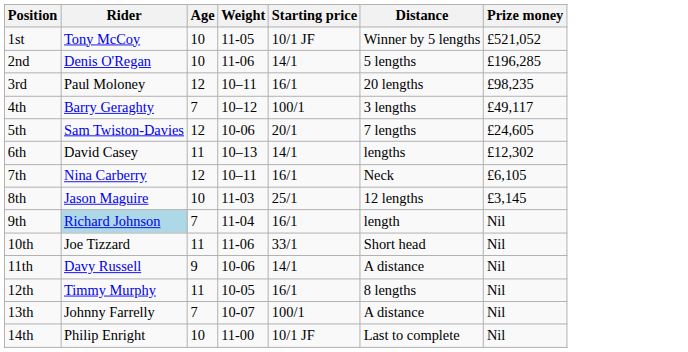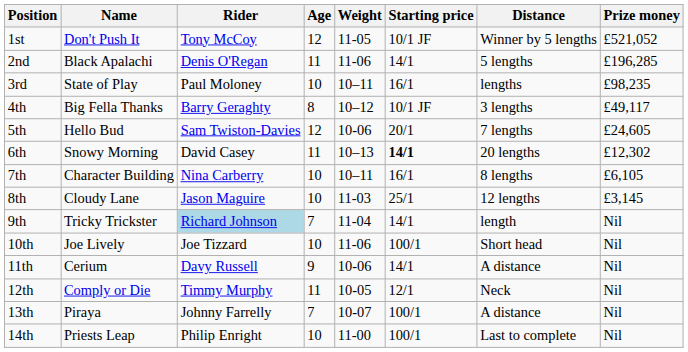+ column: (119, 15)
(198, 38) 10 -> (314, 38) 12
(198, 61) 10 -> (314, 61) 11
(198, 84) 12 -> (314, 84) 10
(393, 84) 20 lengths -> (501, 84) lengths
(194, 107) 7 -> (311, 107) 8
(288, 107) 100/1 -> (410, 107) 10/1 JF
(285, 152) normal -> (401, 152) bold
(384, 152) lengths -> (510, 152) 20 lengths
(198, 175) 12 -> (314, 175) 10
(379, 175) Neck -> (506, 175) 8 lengths
(285, 221) 16/1 -> (401, 221) 14/1
(198, 244) 11 -> (314, 244) 10
(285, 244) 33/1 -> (405, 244) 100/1
(285, 289) 16/1 -> (401, 289) 12/1
(390, 289) 8 lengths -> (495, 289) Neck
(293, 335) 10/1 JF -> (405, 335) 100/1
